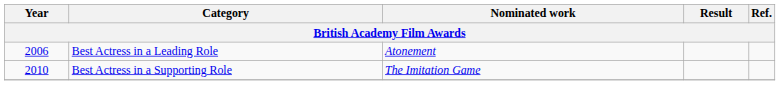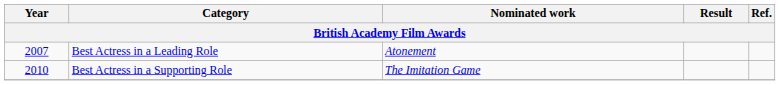(37, 51) 2006 -> (37, 51) 2007
